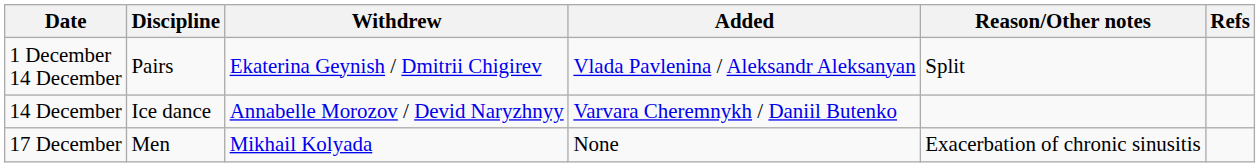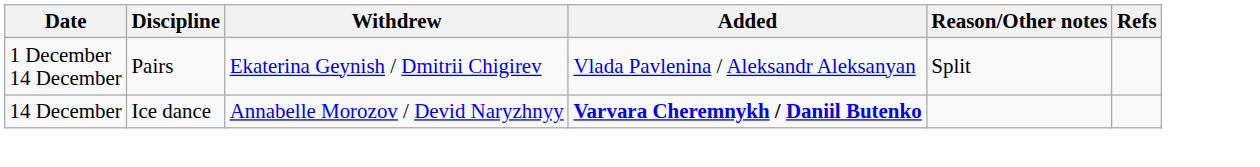(735, 111) normal -> (748, 111) bold
- row: (66, 144)
